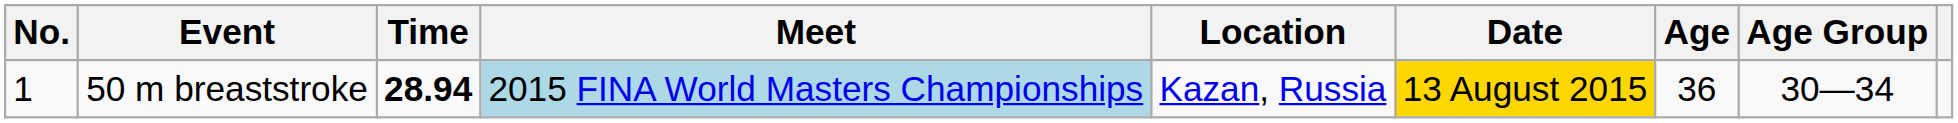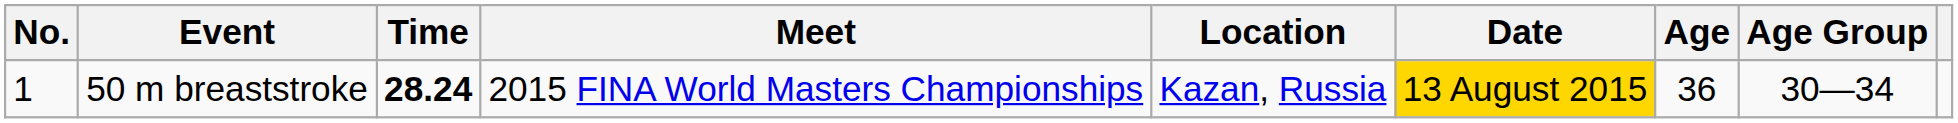(428, 88) 28.94 -> (428, 88) 28.24
(816, 88) lightblue background -> (816, 88) no background
